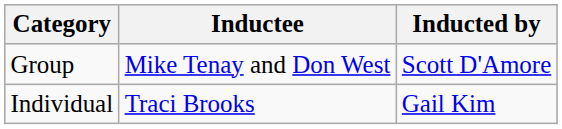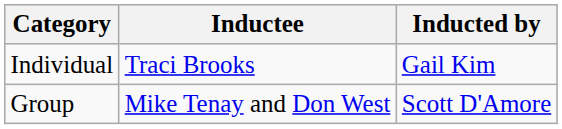rows swapped: (62, 103) <-> (42, 63)
